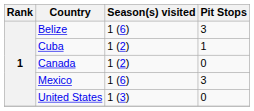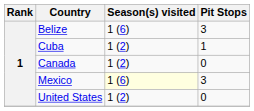(118, 81) no background -> (118, 81) lightyellow background
(118, 98) 1 (3) -> (118, 98) 1 (2)
